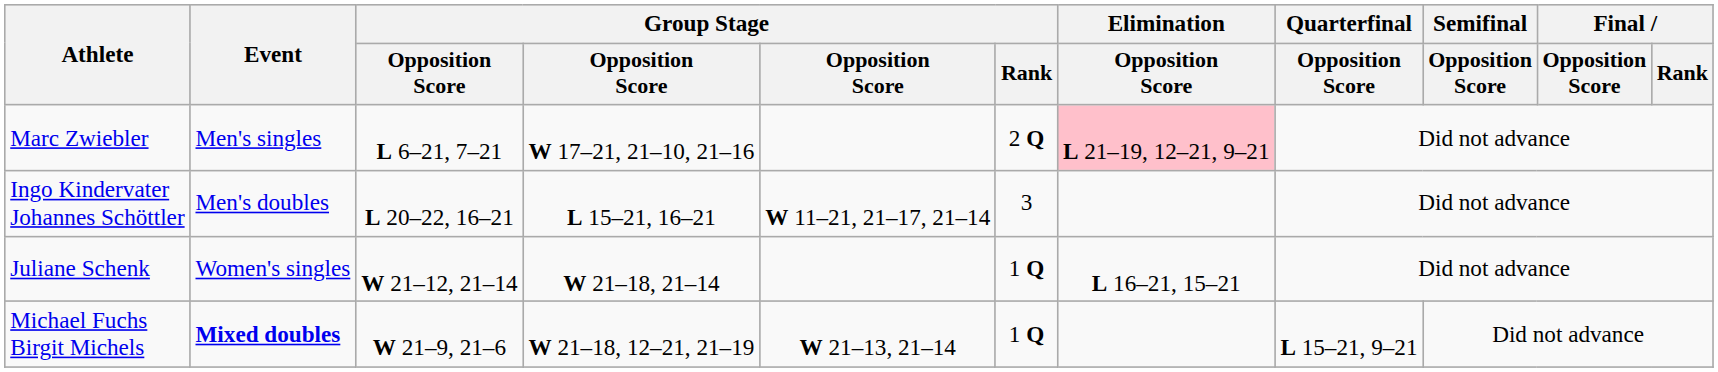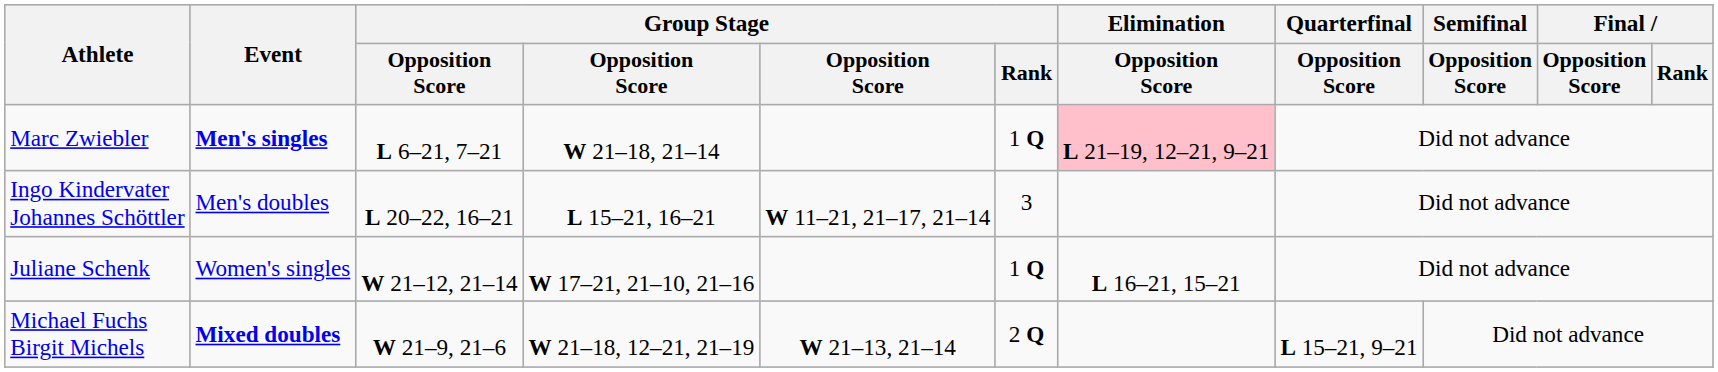(258, 137) normal -> (261, 137) bold
(641, 151) W 17–21, 21–10, 21–16 -> (641, 151) W 21–18, 21–14
(1027, 137) 2 Q -> (1027, 137) 1 Q
(641, 282) W 21–18, 21–14 -> (641, 282) W 17–21, 21–10, 21–16
(1027, 334) 1 Q -> (1027, 334) 2 Q
